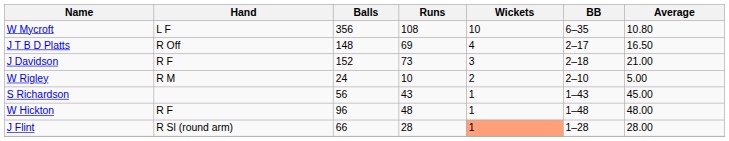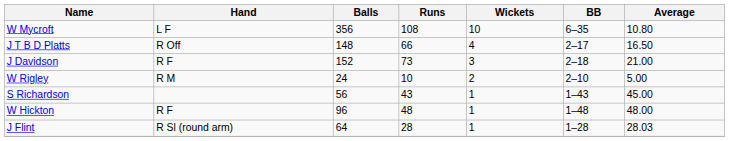(407, 45) 69 -> (407, 45) 66
(342, 128) 66 -> (342, 128) 64
(472, 128) lightsalmon background -> (472, 128) no background
(640, 128) 28.00 -> (640, 128) 28.03
